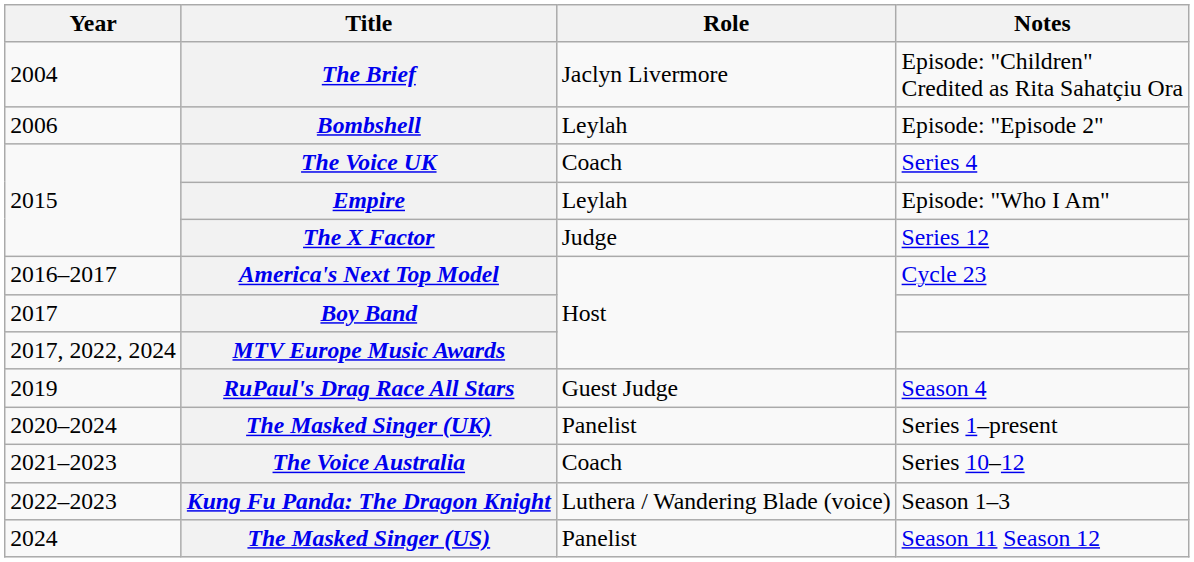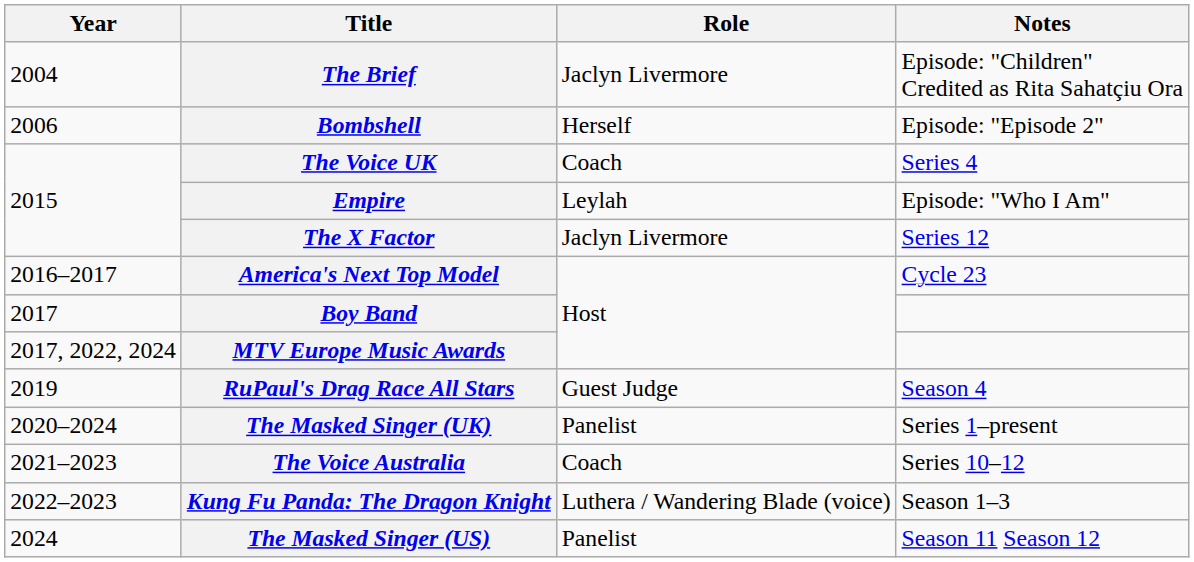(595, 125) Leylah -> (597, 125) Herself
(589, 237) Judge -> (645, 237) Jaclyn Livermore
